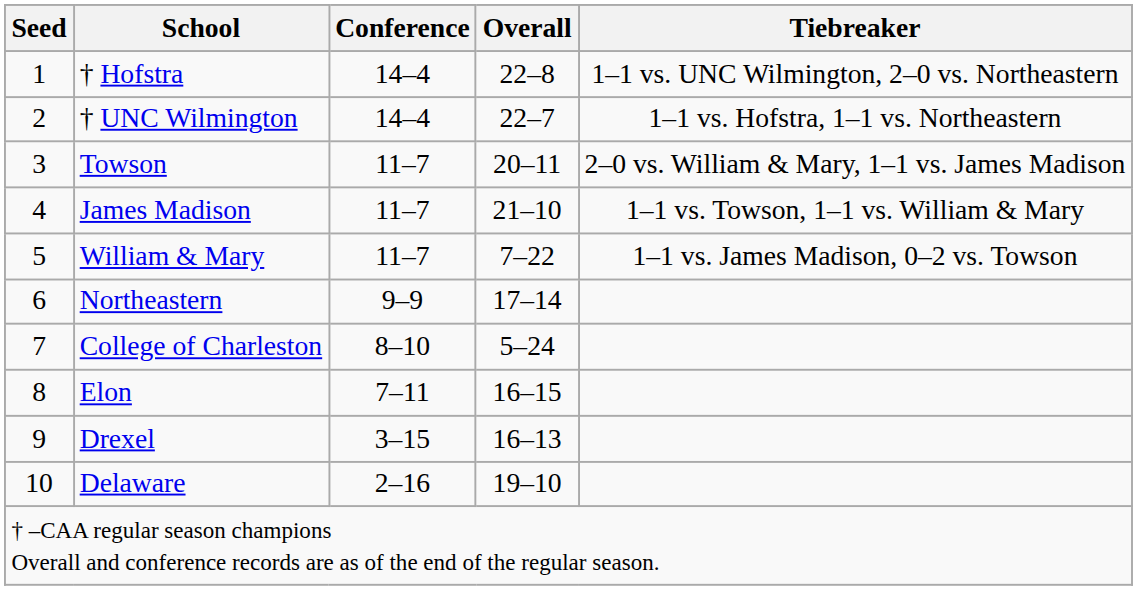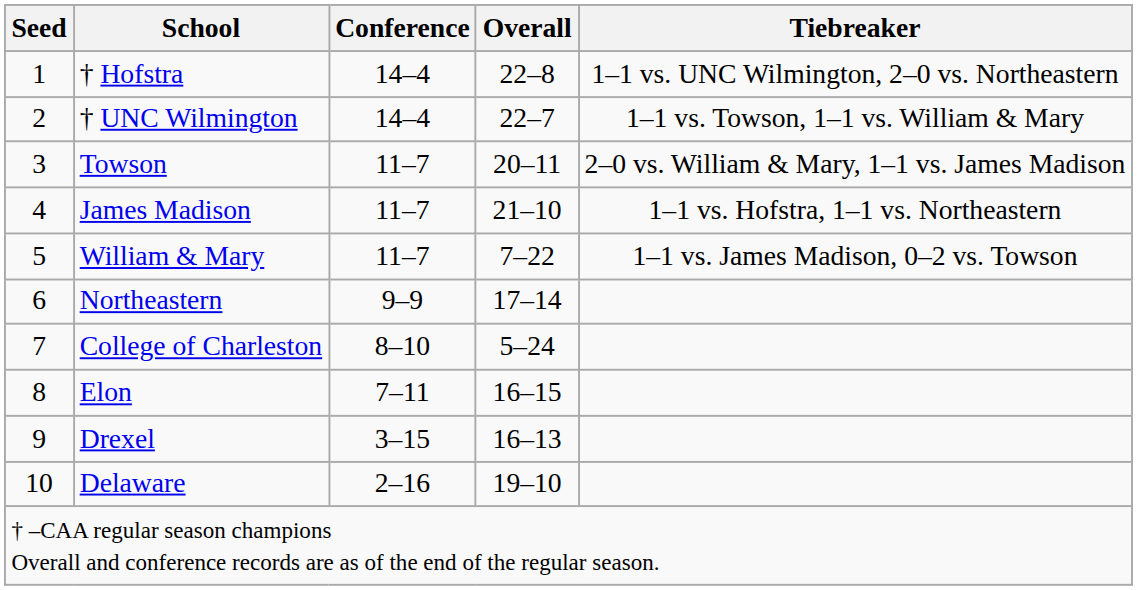(855, 118) 1–1 vs. Hofstra, 1–1 vs. Northeastern -> (855, 118) 1–1 vs. Towson, 1–1 vs. William & Mary
(855, 210) 1–1 vs. Towson, 1–1 vs. William & Mary -> (855, 210) 1–1 vs. Hofstra, 1–1 vs. Northeastern
